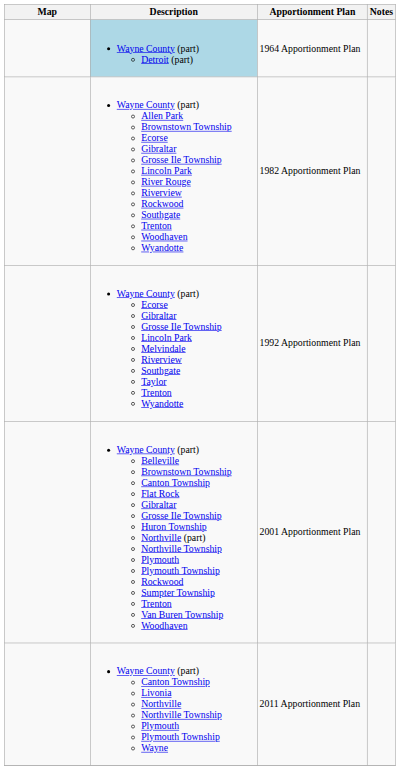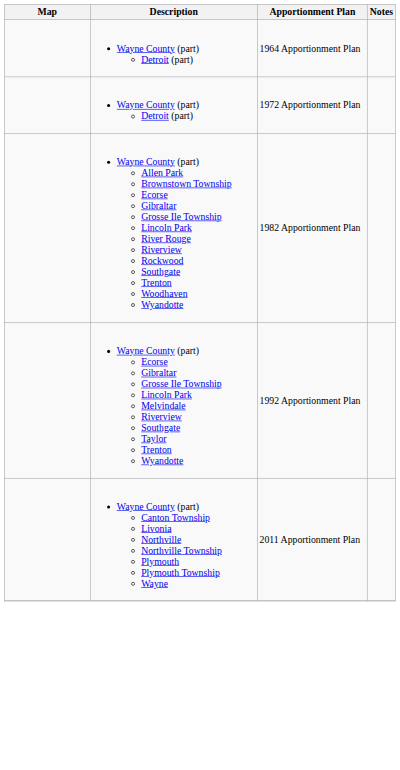(174, 54) lightblue background -> (174, 54) no background
+ row: (310, 105)
- row: (310, 532)
